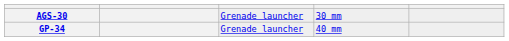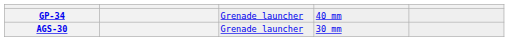rows swapped: (52, 15) <-> (52, 29)
